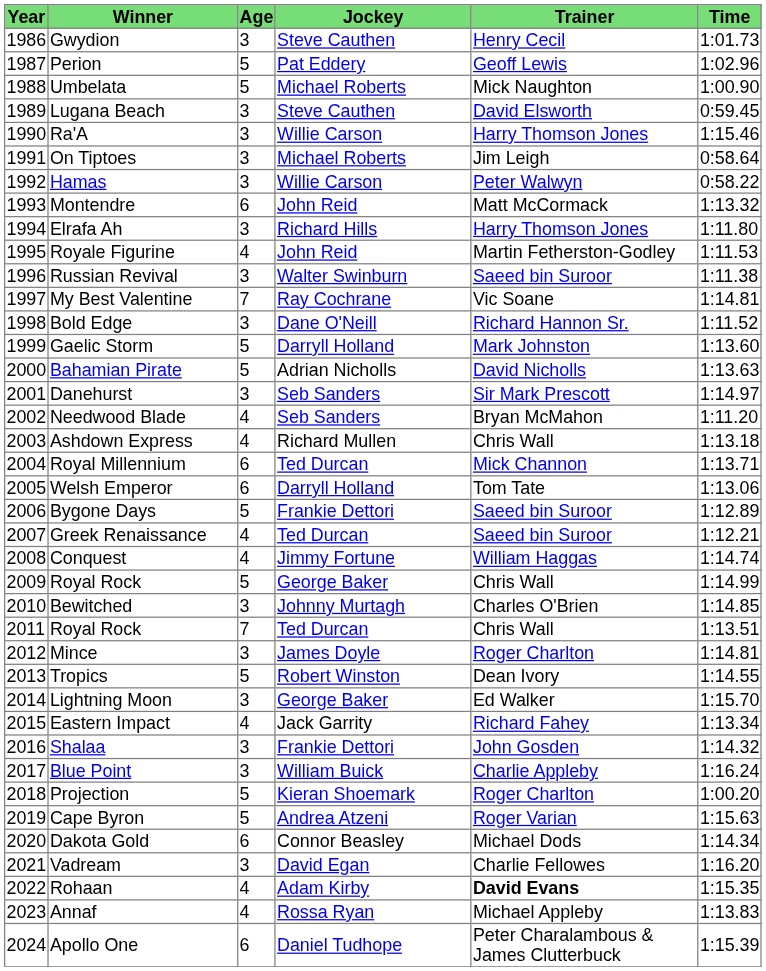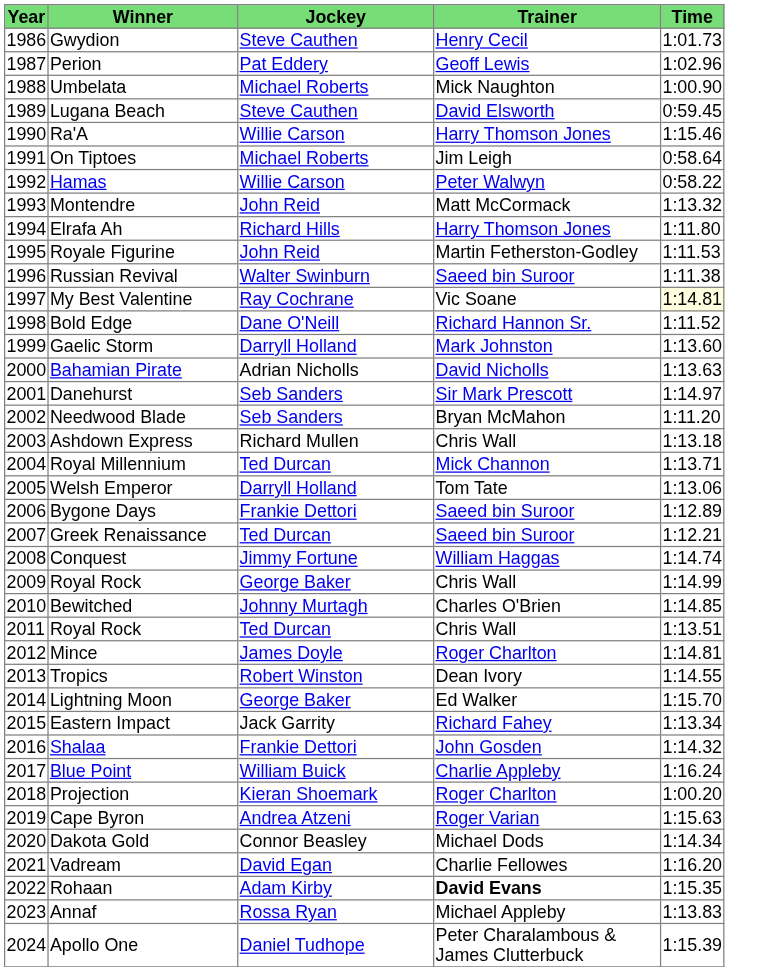- column: (256, 16)
(730, 299) no background -> (692, 299) lightyellow background
